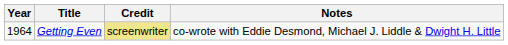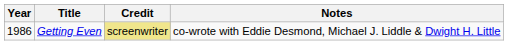(19, 31) 1964 -> (19, 31) 1986
